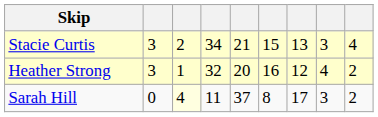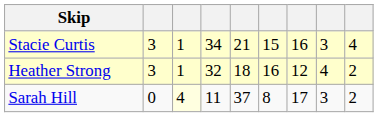(180, 44) 2 -> (180, 44) 1
(300, 44) 13 -> (300, 44) 16
(242, 71) 20 -> (242, 71) 18
